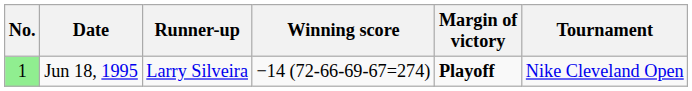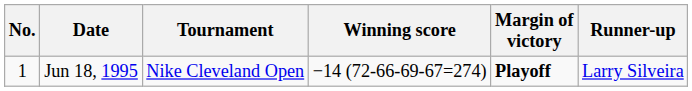columns swapped: (605, 30) <-> (197, 30)
(22, 71) lightgreen background -> (22, 71) no background
